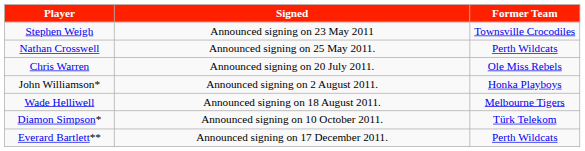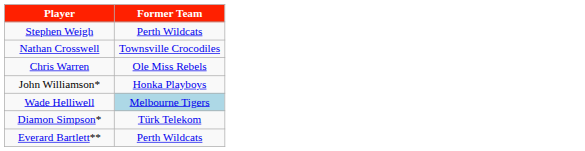- column: (292, 13)
(525, 31) Townsville Crocodiles -> (170, 31) Perth Wildcats
(525, 48) Perth Wildcats -> (170, 48) Townsville Crocodiles
(525, 102) no background -> (170, 102) lightblue background
